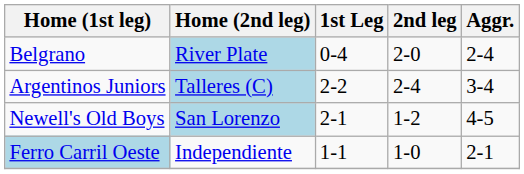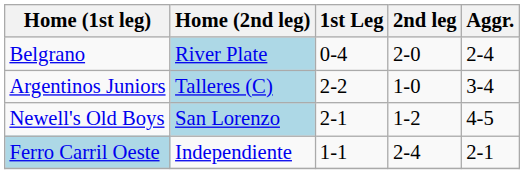(407, 86) 2-4 -> (407, 86) 1-0
(407, 151) 1-0 -> (407, 151) 2-4
